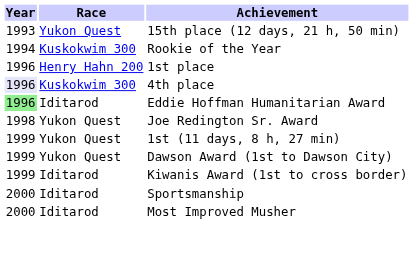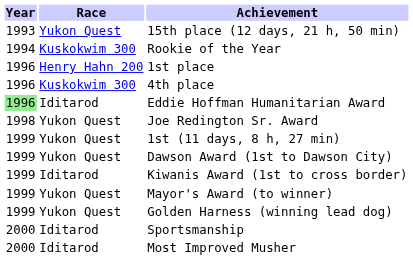(21, 85) lavender background -> (21, 85) no background
+ row: (240, 193)
+ row: (270, 211)
